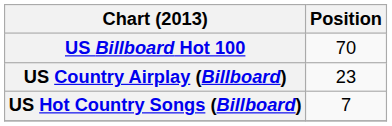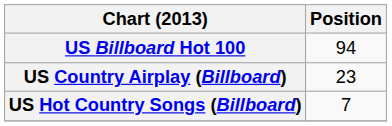(346, 47) 70 -> (346, 47) 94
